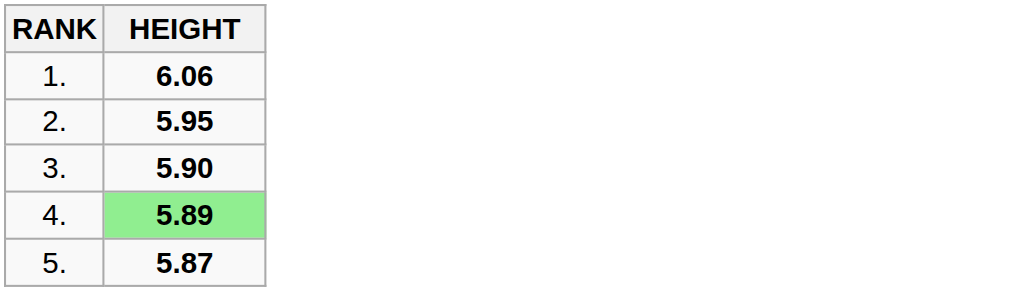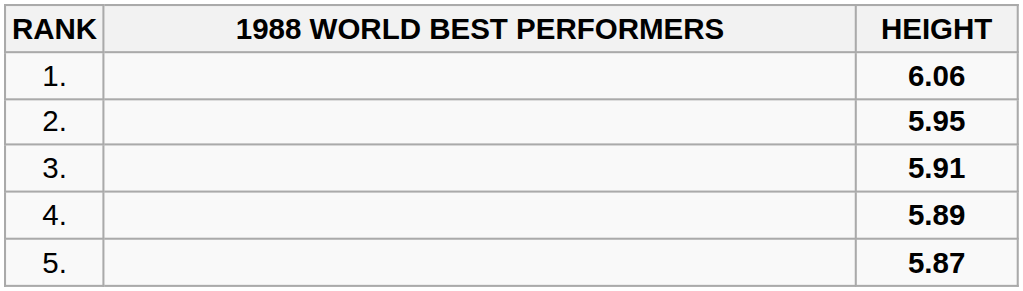+ column: (480, 29)
(185, 169) 5.90 -> (937, 169) 5.91
(185, 215) lightgreen background -> (937, 215) no background
